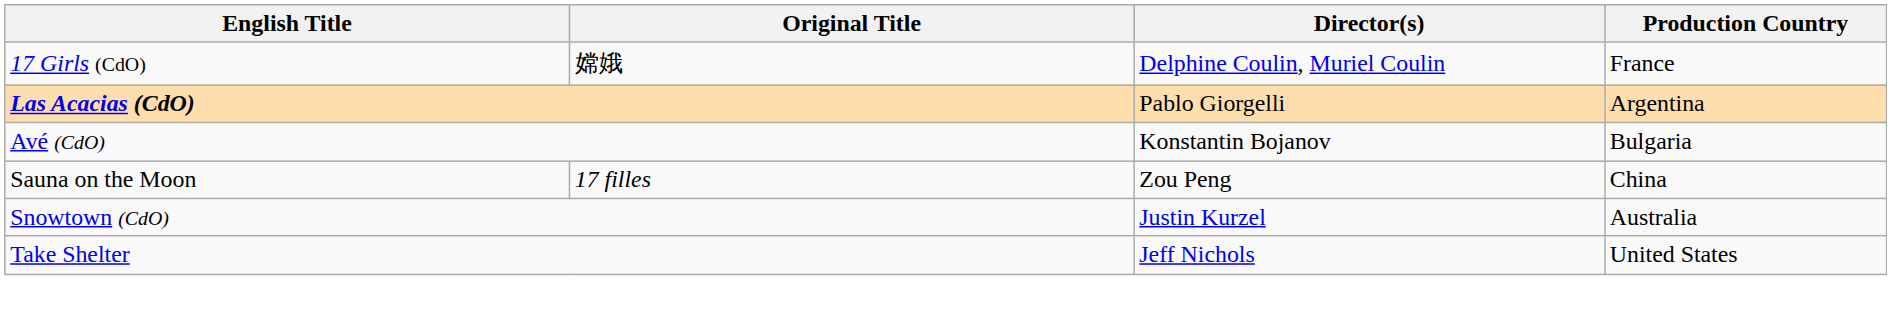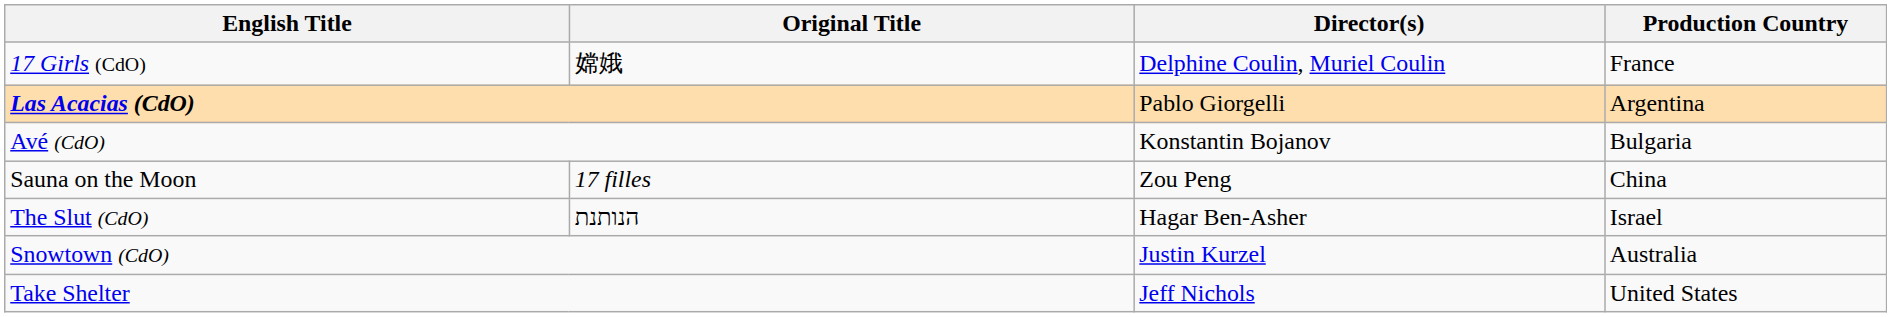+ row: (79, 216)
